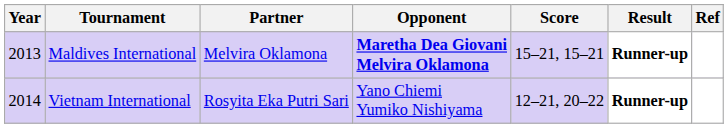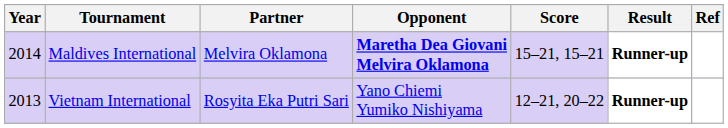(25, 54) 2013 -> (25, 54) 2014
(25, 100) 2014 -> (25, 100) 2013
